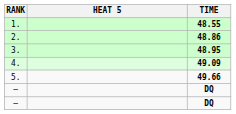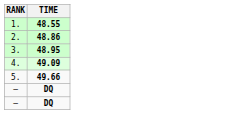- column: (107, 11)
